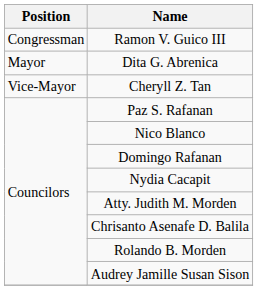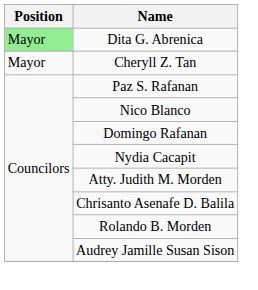- row: (170, 39)
(26, 63) no background -> (26, 39) lightgreen background
(42, 86) Vice-Mayor -> (26, 63) Mayor
